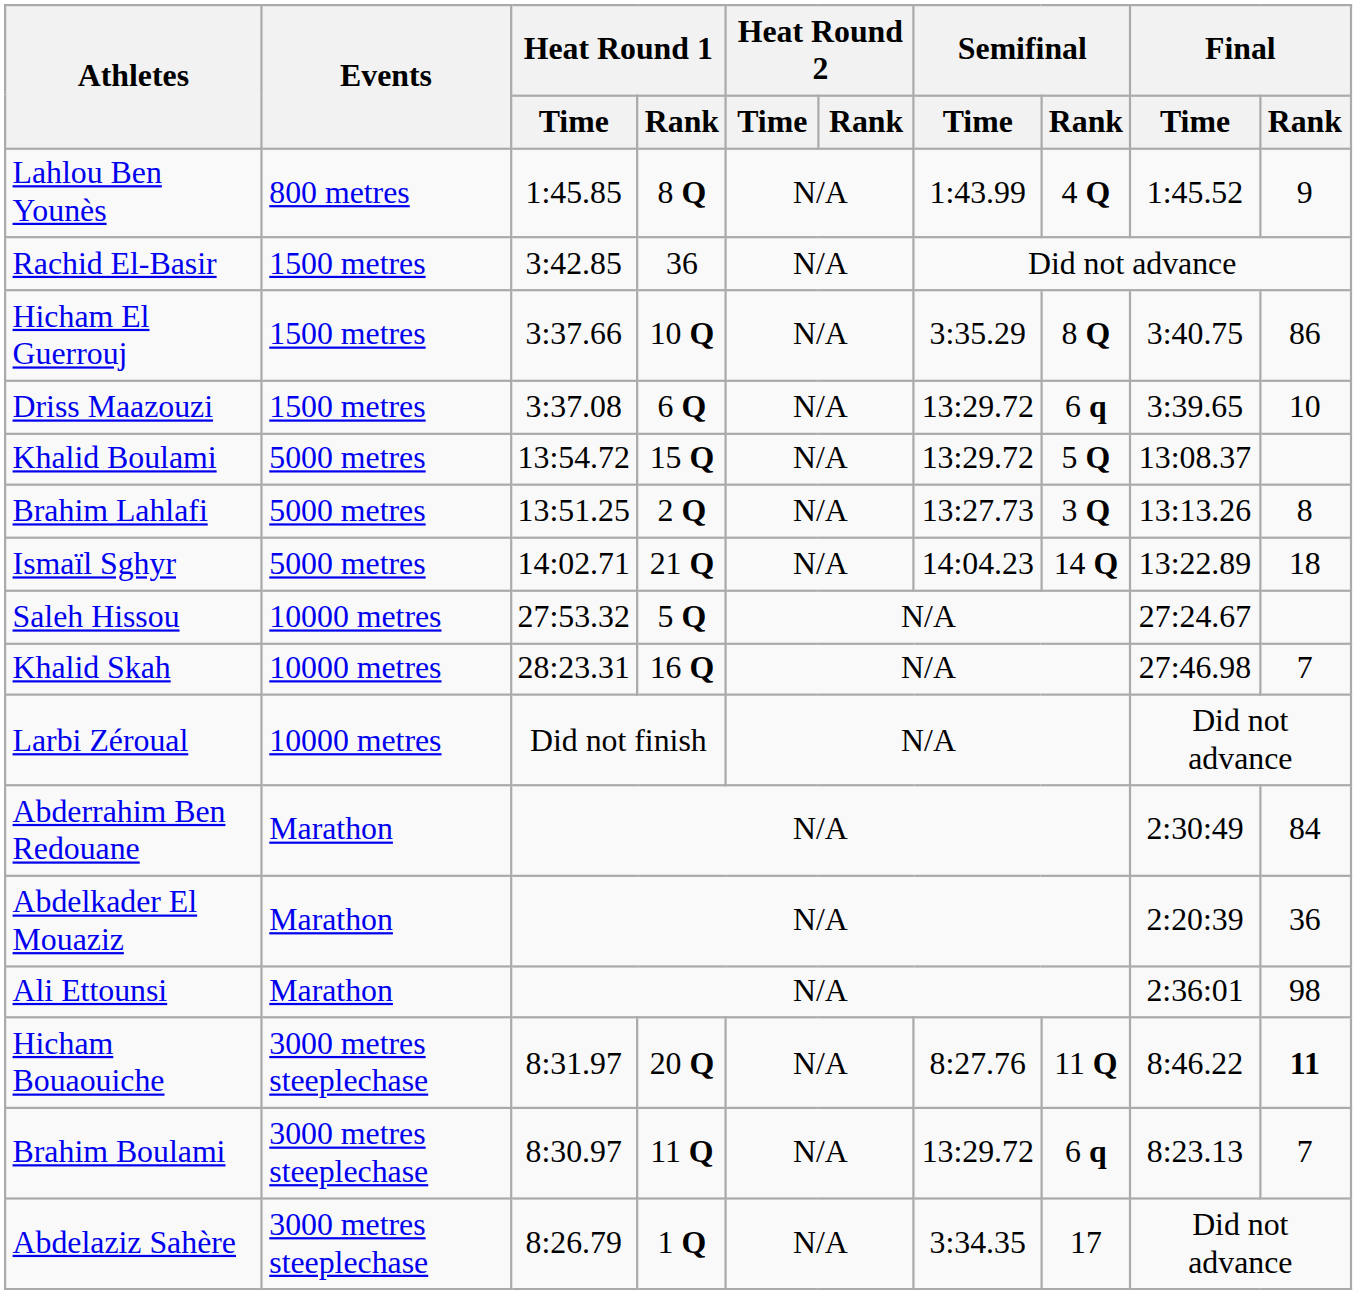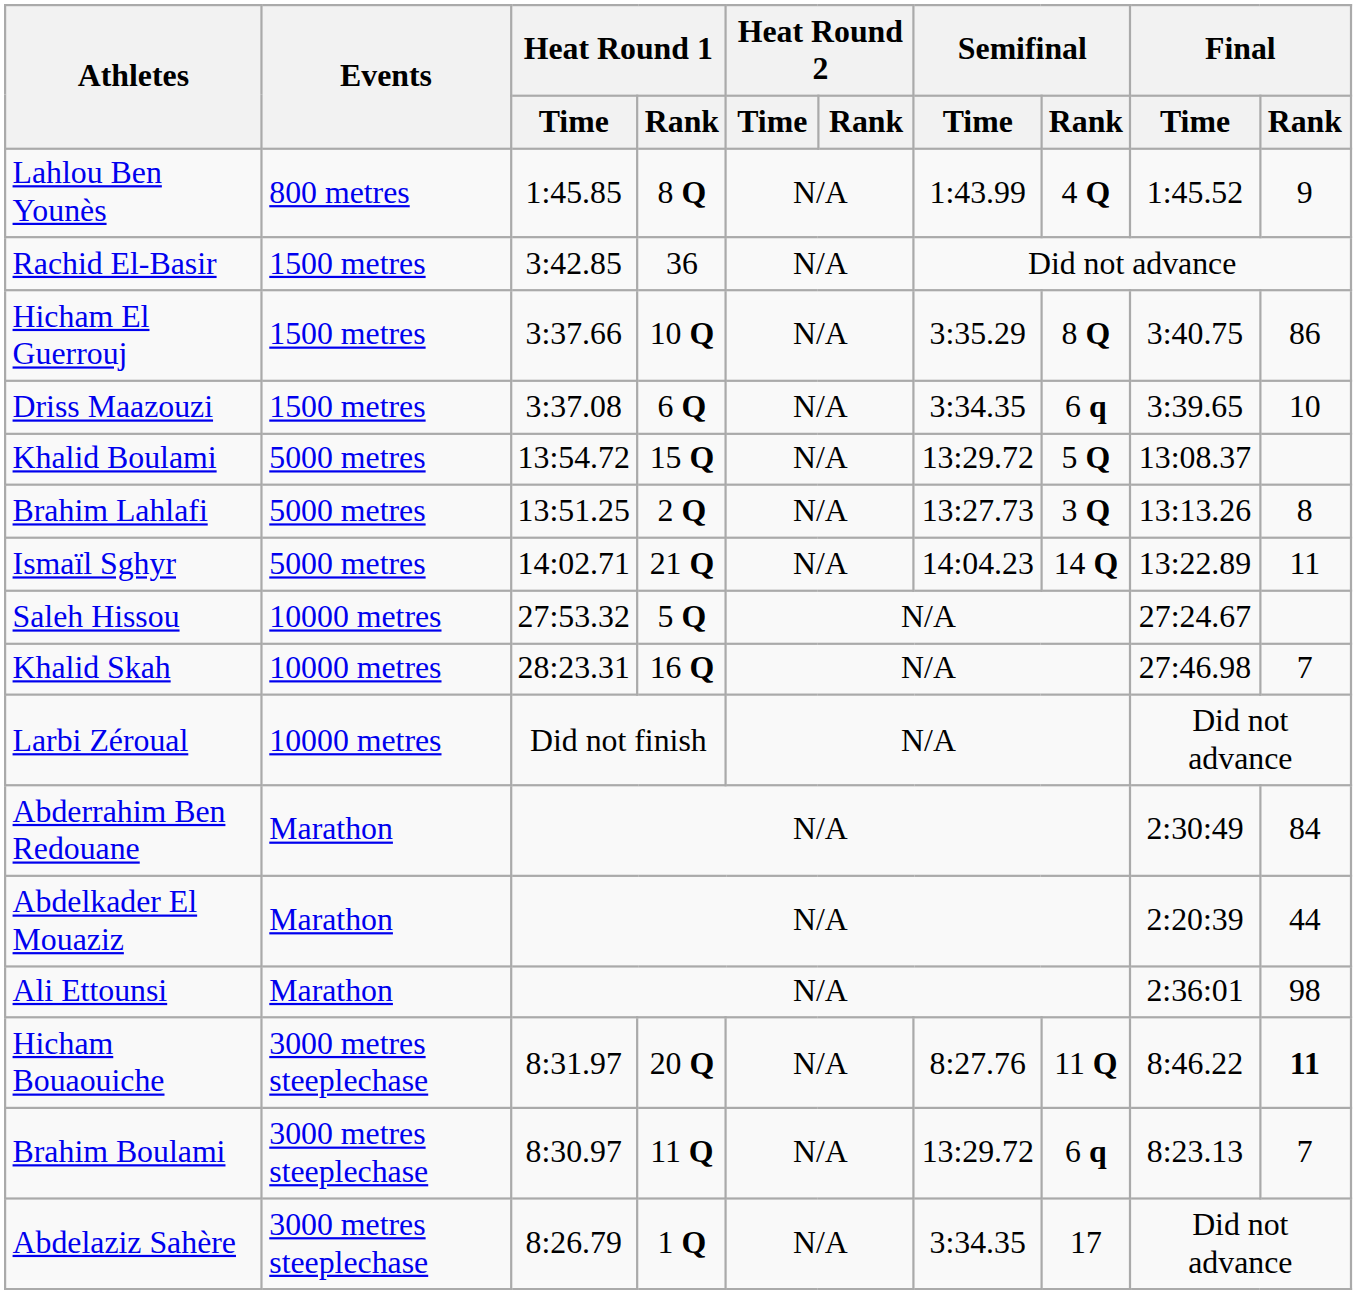(978, 406) 13:29.72 -> (978, 406) 3:34.35
(1305, 563) 18 -> (1305, 563) 11
(1305, 920) 36 -> (1305, 920) 44
